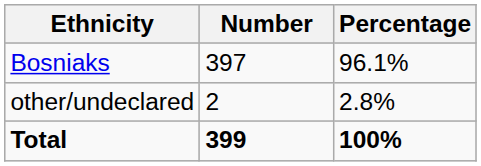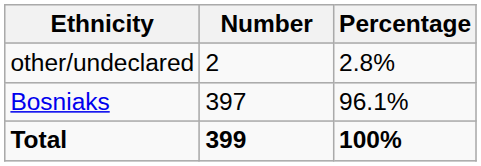rows swapped: (60, 62) <-> (102, 101)
